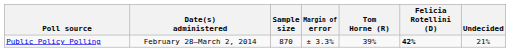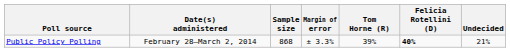(286, 41) 870 -> (286, 41) 868
(409, 41) 42% -> (409, 41) 40%
